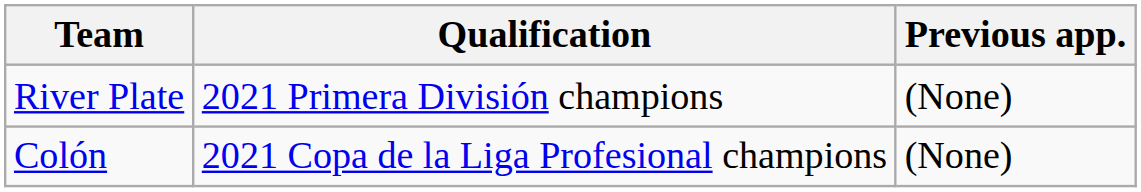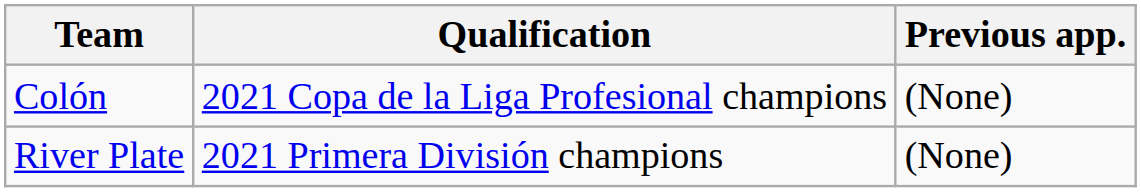rows swapped: (99, 95) <-> (61, 155)
